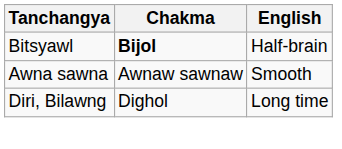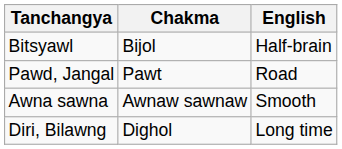(137, 46) bold -> (139, 46) normal
+ row: (61, 74)
